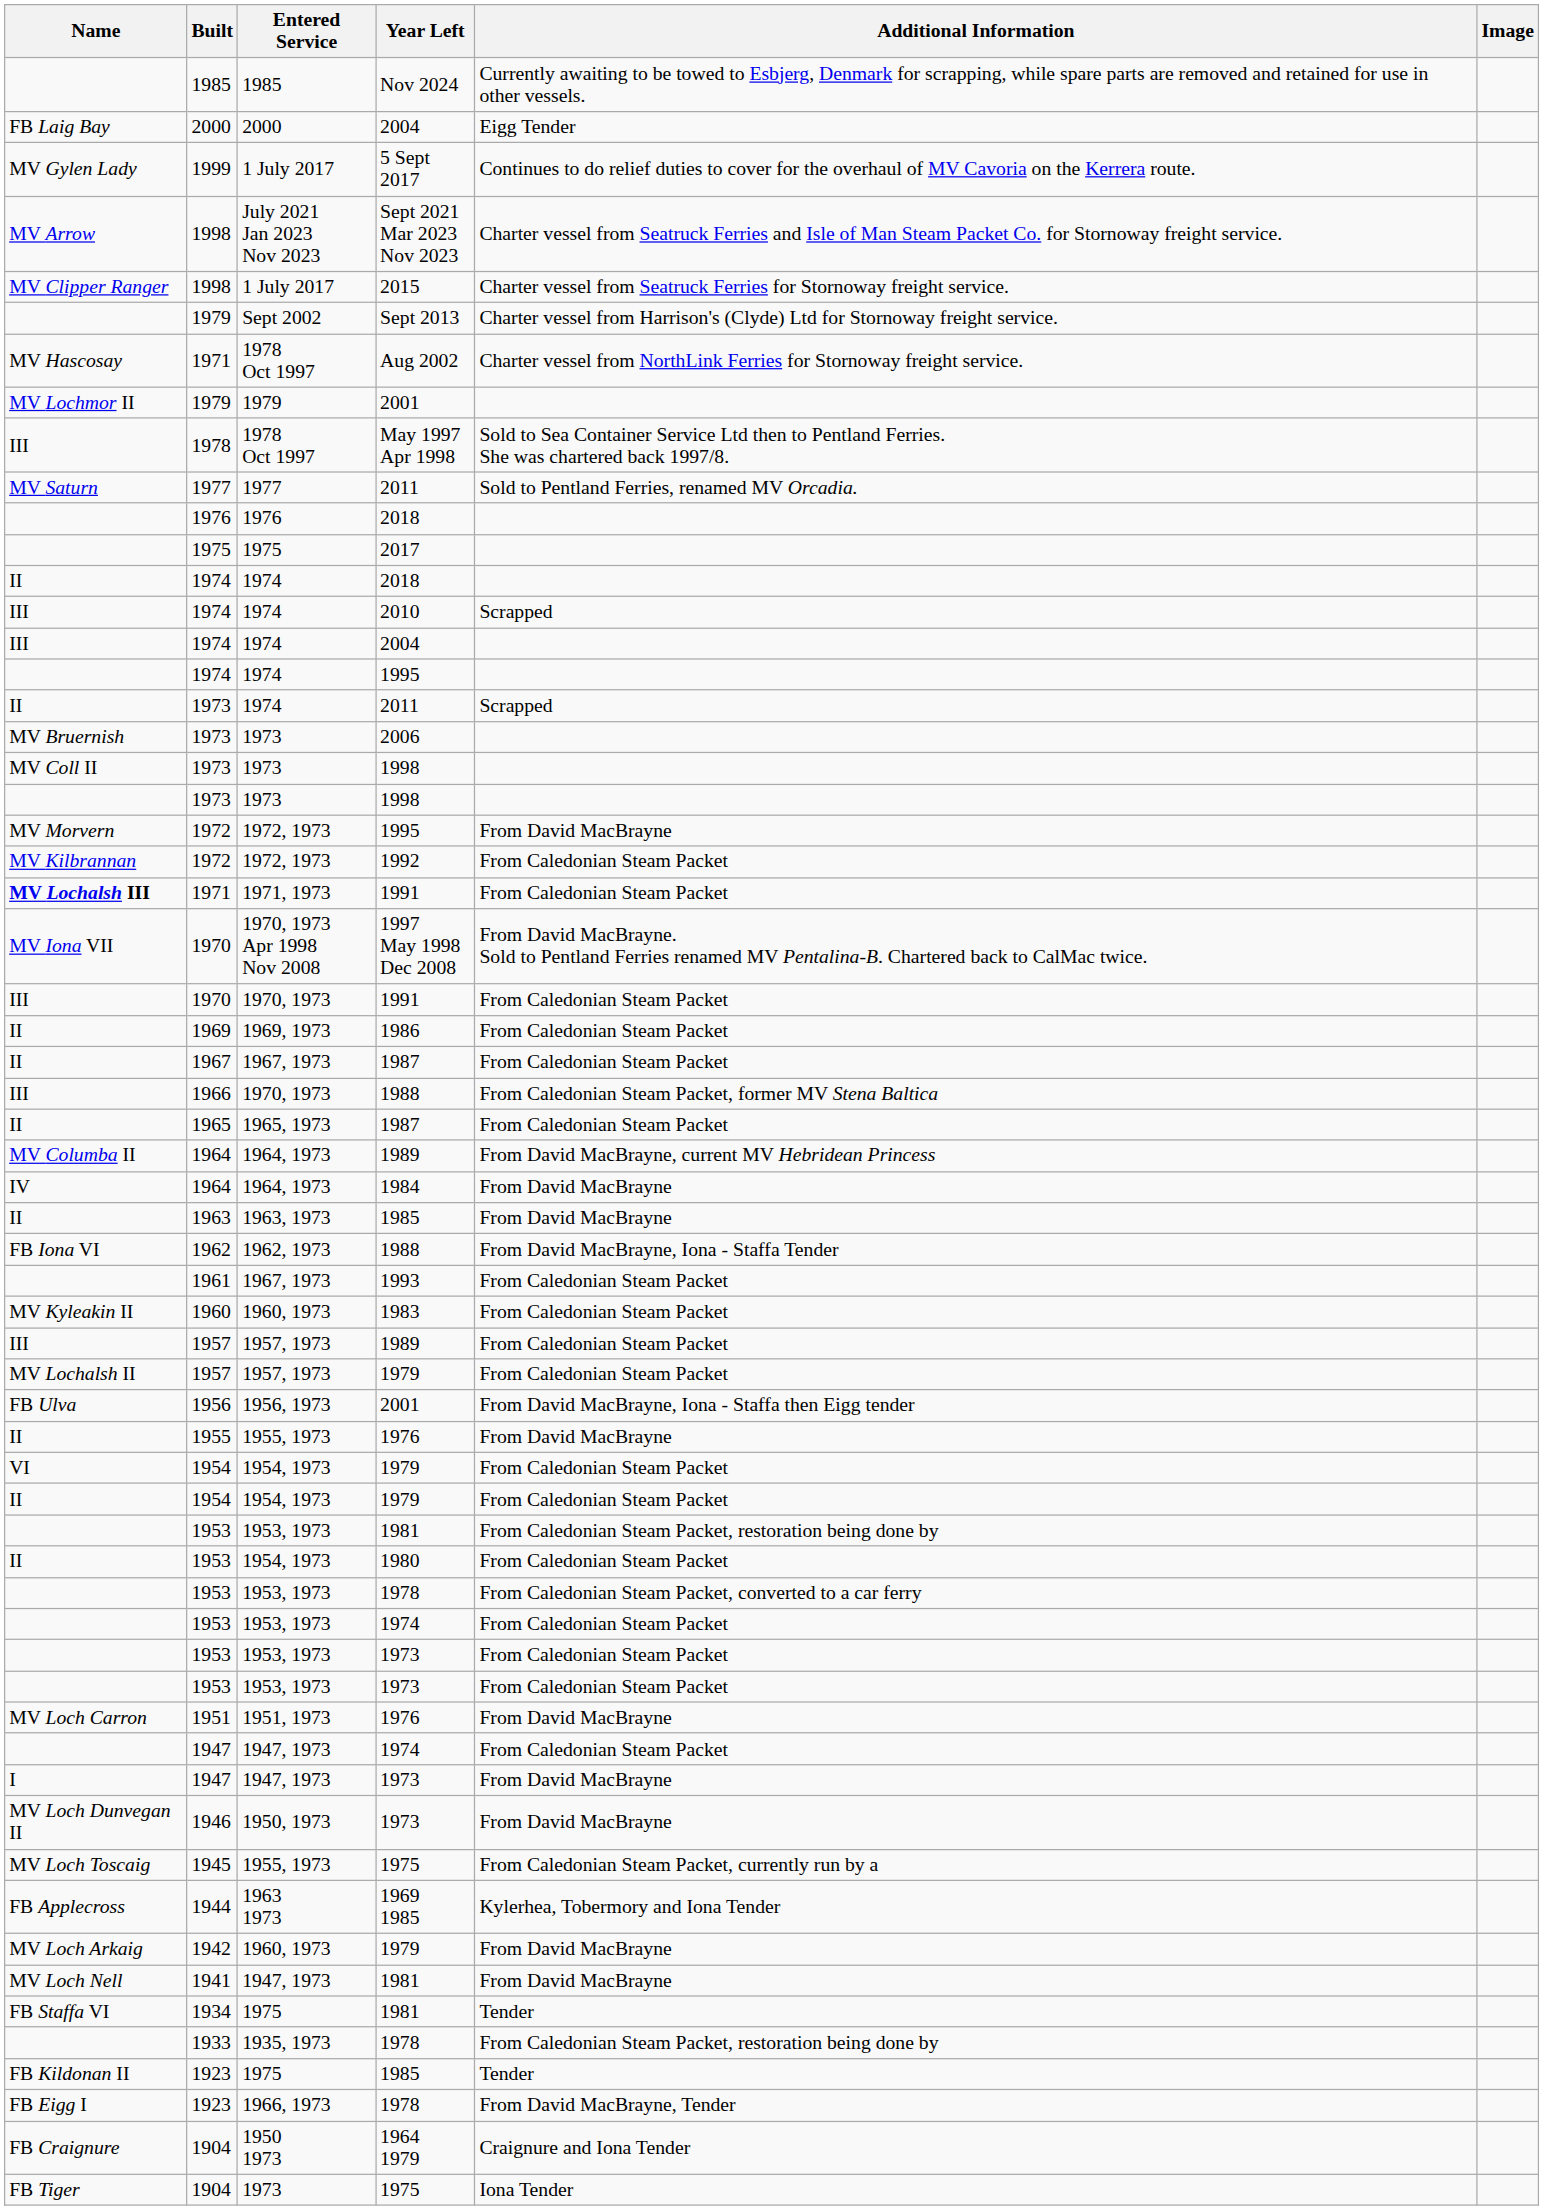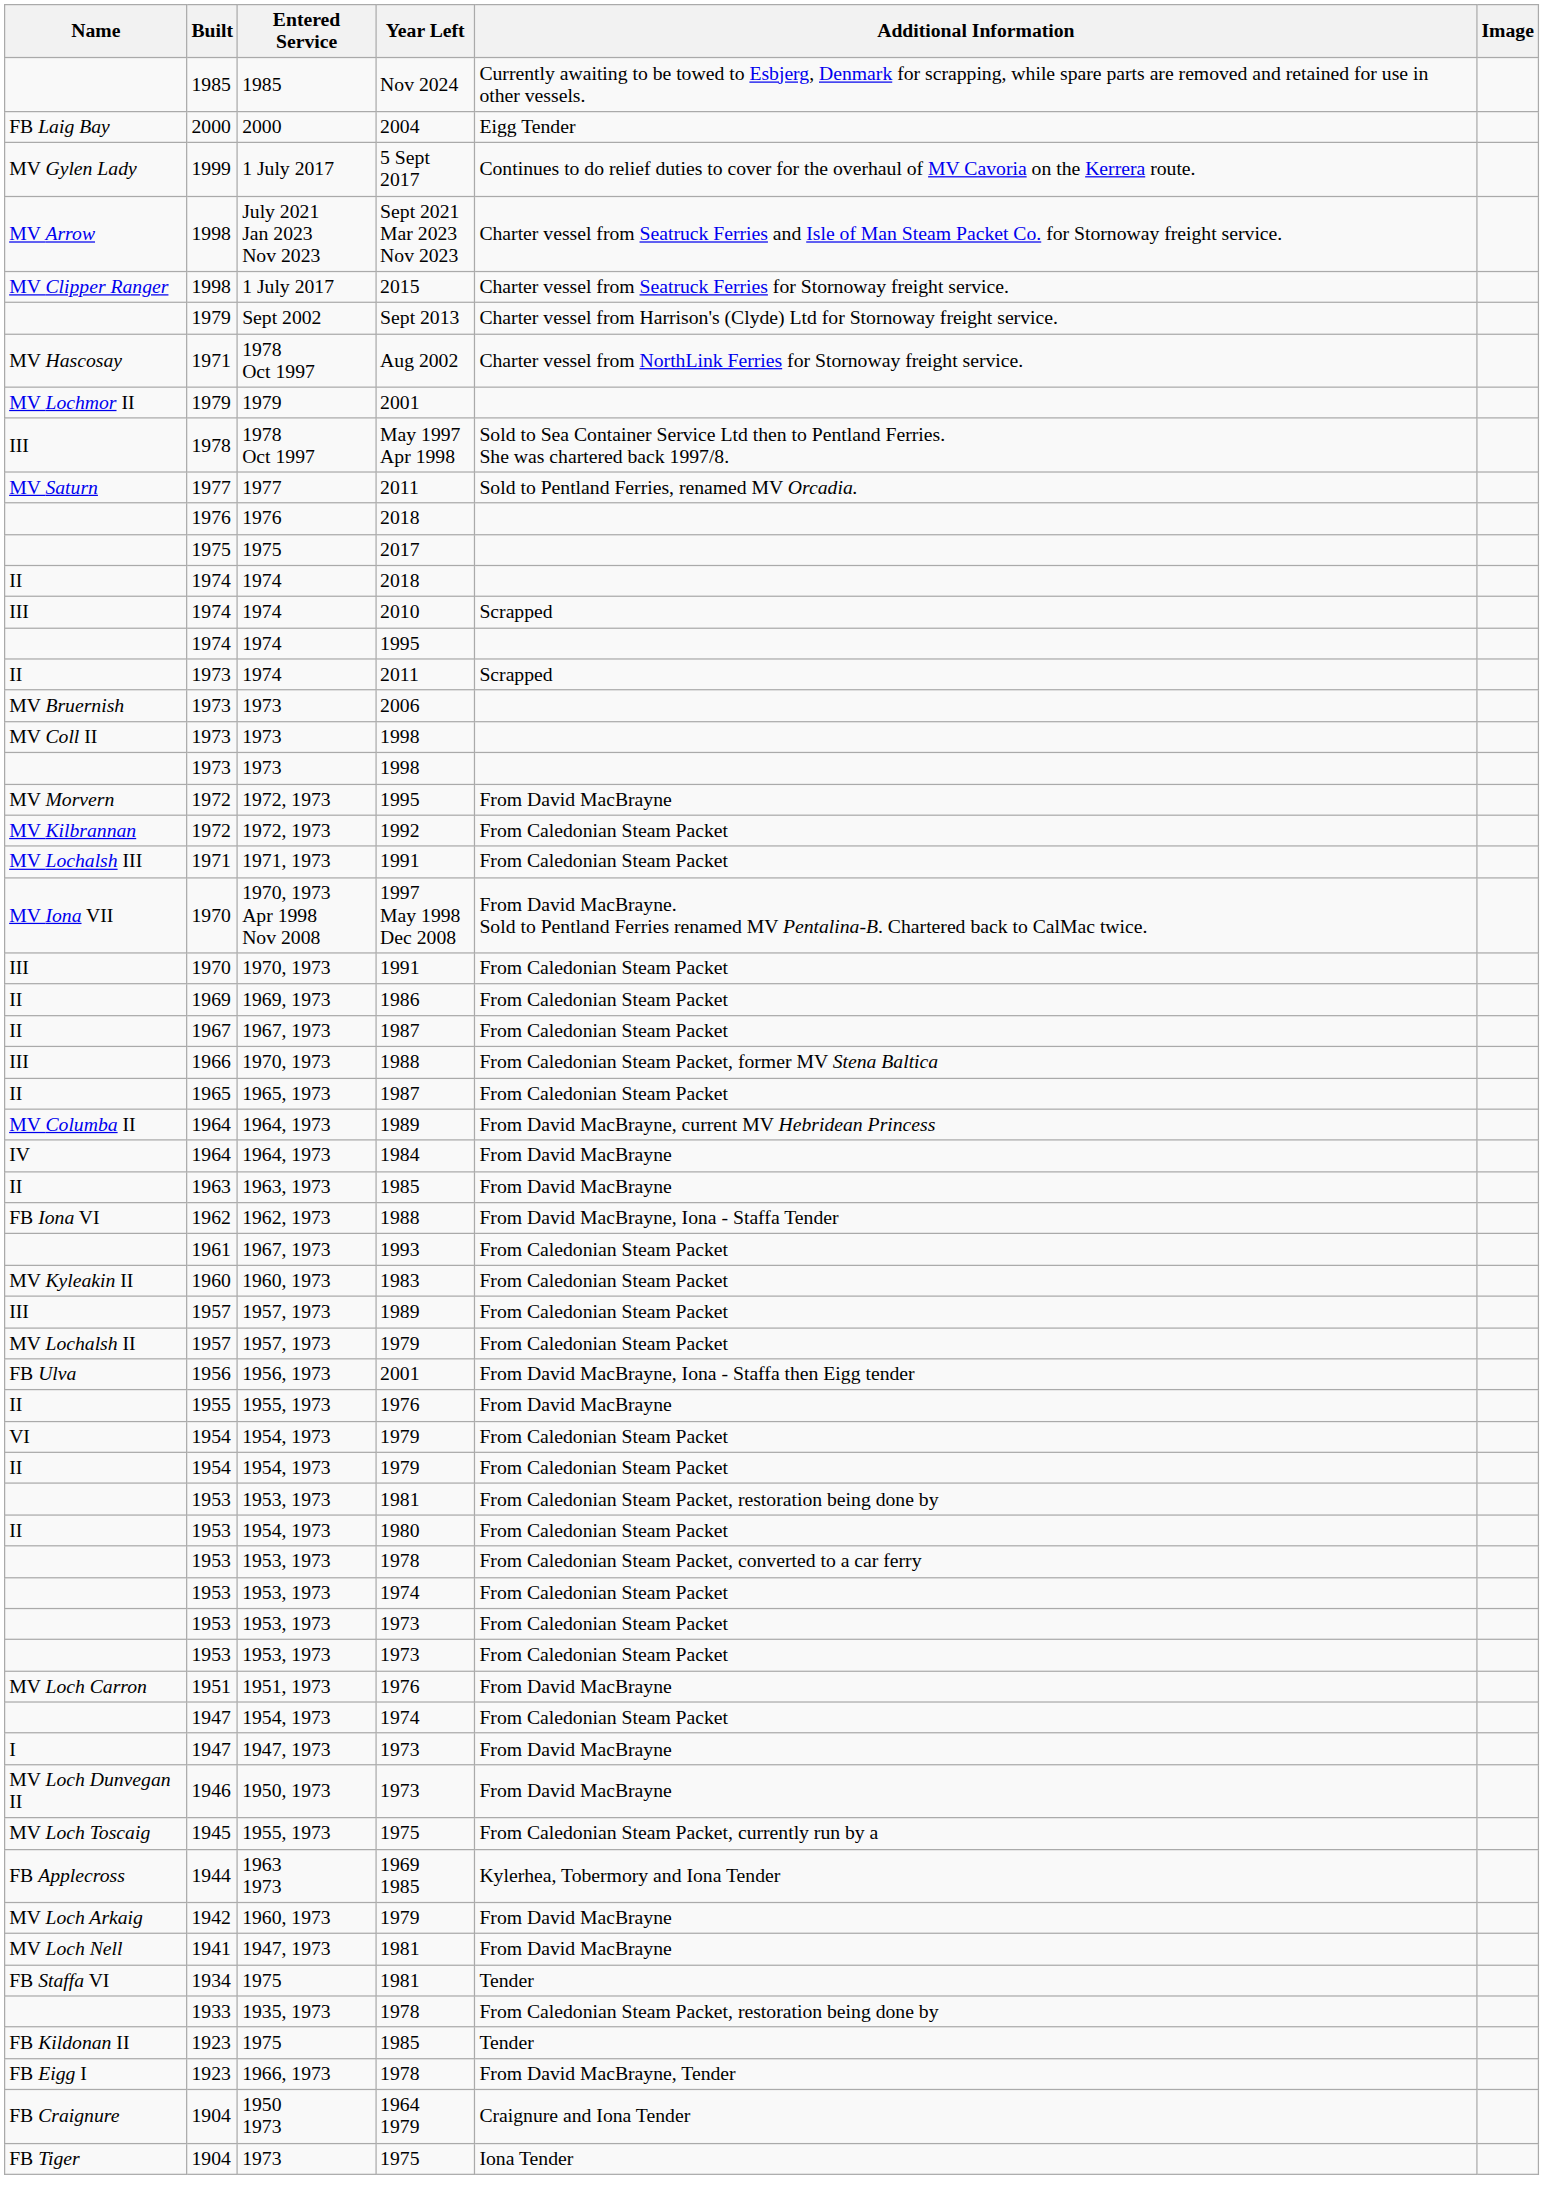- row: (211, 643)
(80, 892) bold -> (76, 861) normal
(286, 1748) 1947, 1973 -> (286, 1717) 1954, 1973
